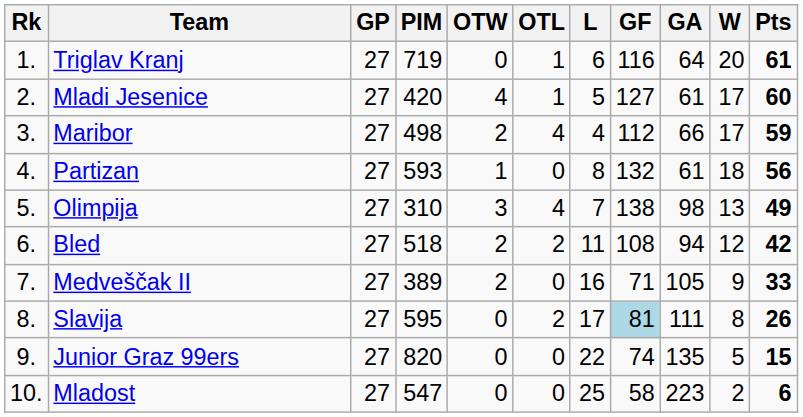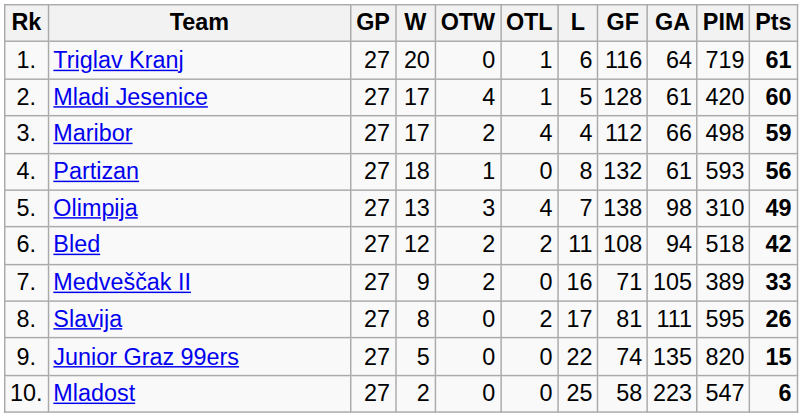columns swapped: (730, 23) <-> (421, 23)
(635, 97) 127 -> (623, 97) 128
(642, 319) lightblue background -> (629, 319) no background
